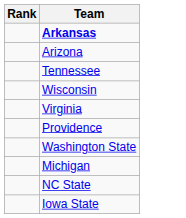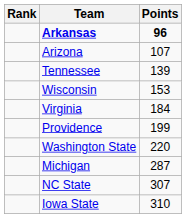+ column: (160, 14)
